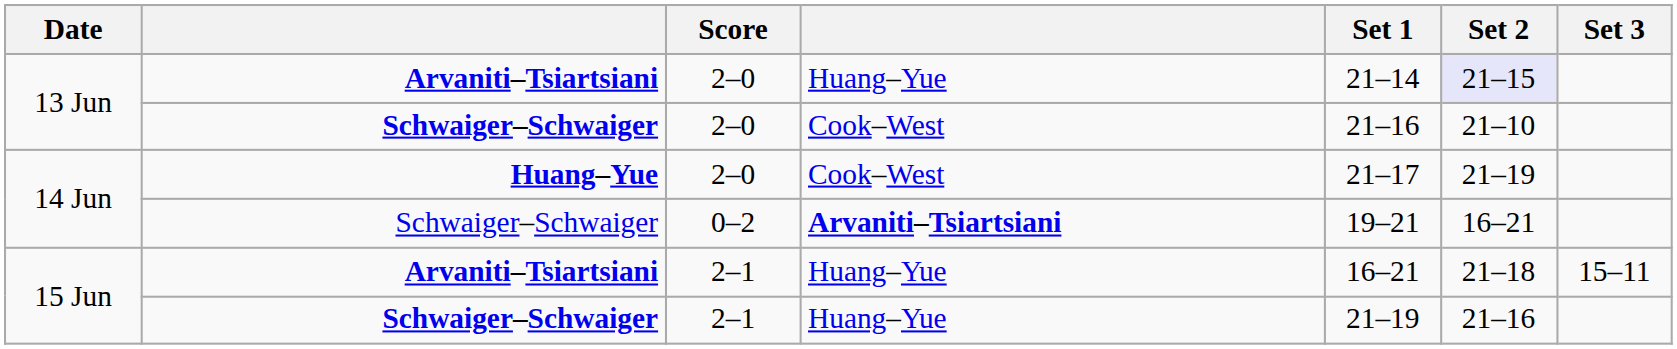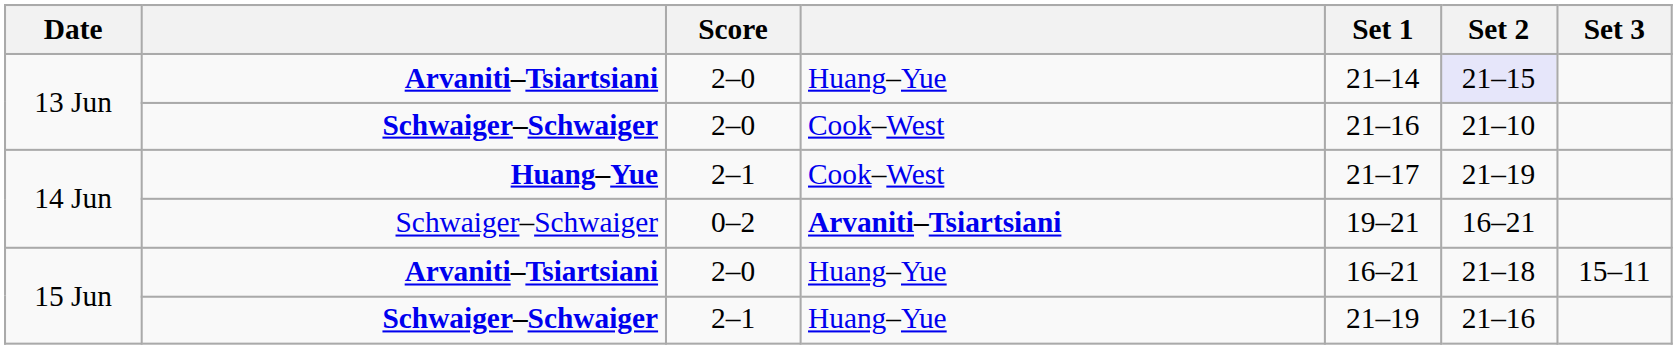(733, 174) 2–0 -> (733, 174) 2–1
(733, 271) 2–1 -> (733, 271) 2–0
